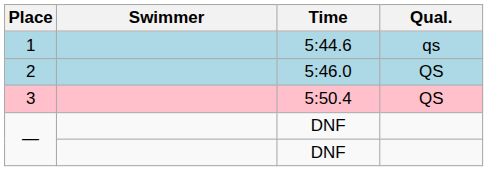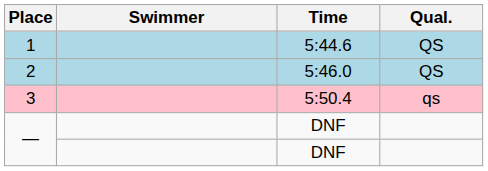(431, 44) qs -> (431, 44) QS
(431, 98) QS -> (431, 98) qs
